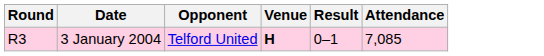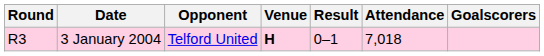+ column: (494, 16)
(383, 39) 7,085 -> (383, 39) 7,018
